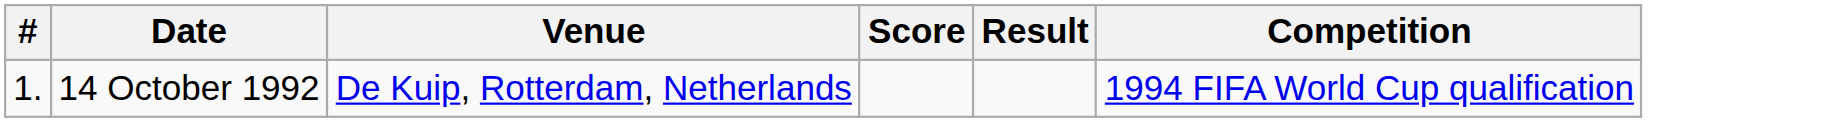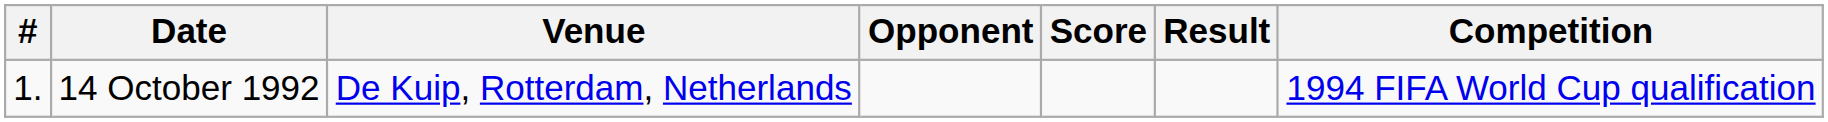+ column: (951, 32)
